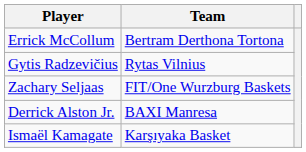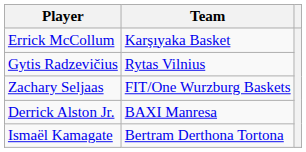(204, 40) Bertram Derthona Tortona -> (178, 40) Karşıyaka Basket
(178, 135) Karşıyaka Basket -> (204, 135) Bertram Derthona Tortona
